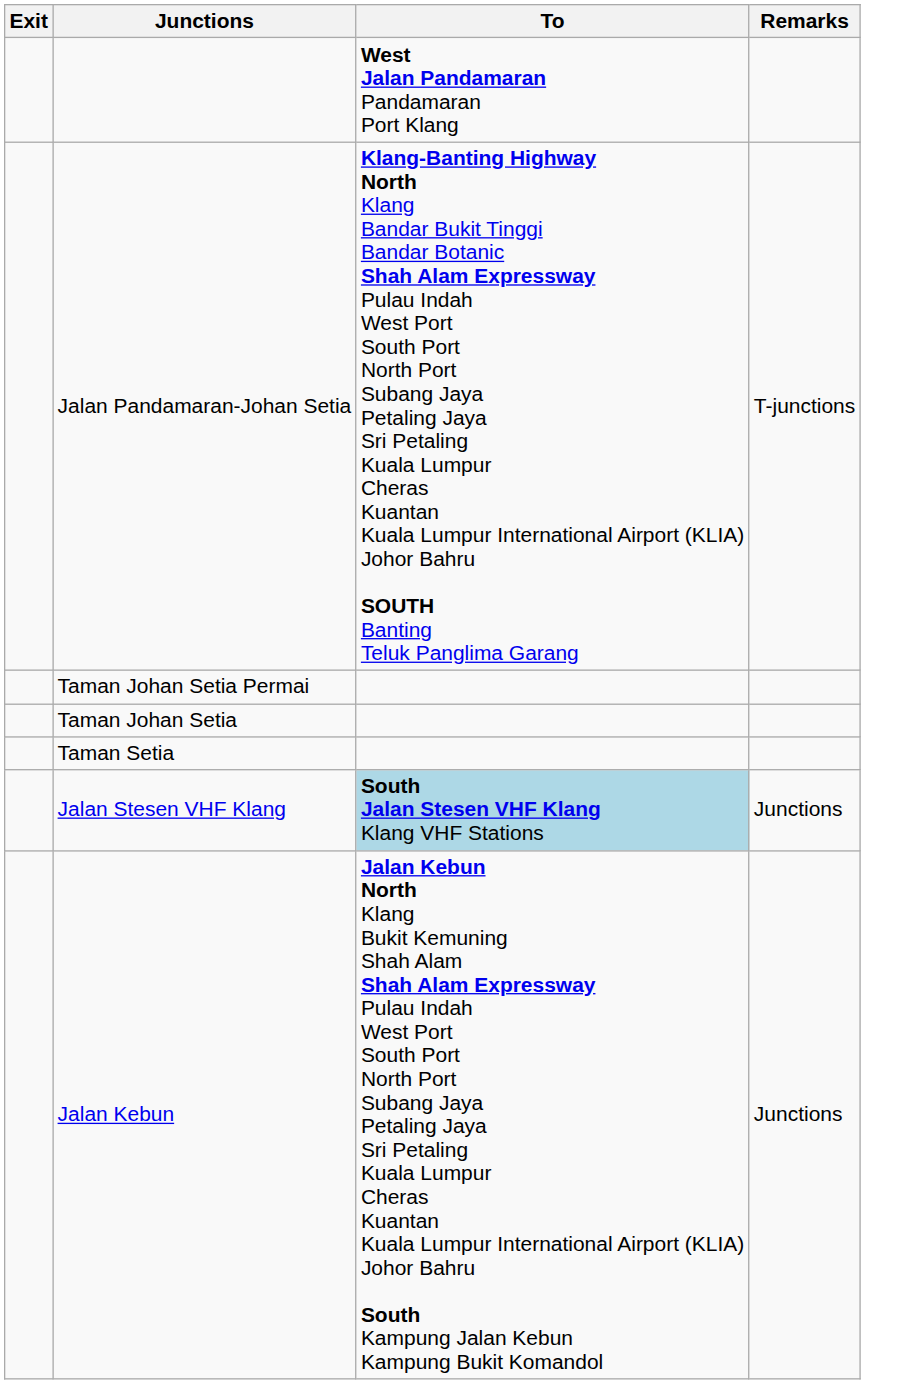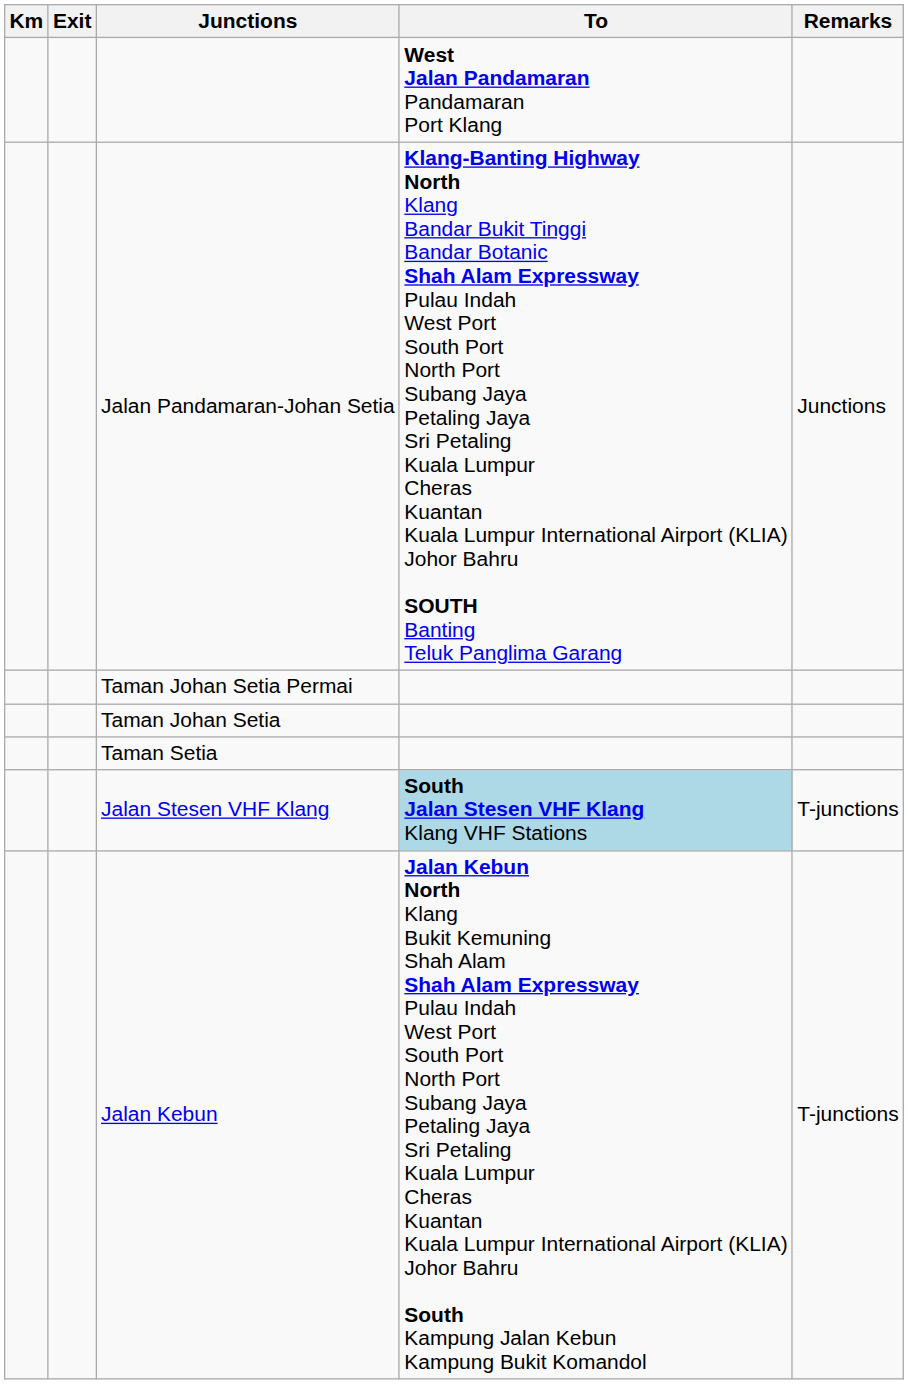+ column: (26, 21)
(805, 405) T-junctions -> (842, 405) Junctions
(798, 810) Junctions -> (848, 810) T-junctions
(798, 1114) Junctions -> (848, 1114) T-junctions
